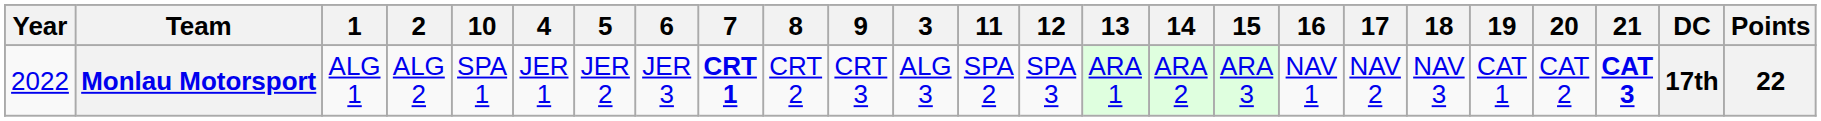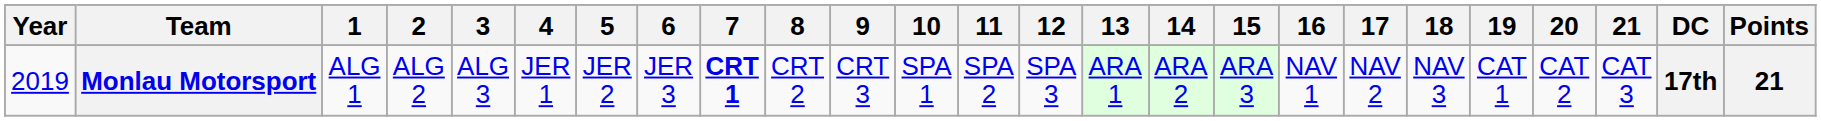columns swapped: (926, 25) <-> (482, 25)
(40, 80) 2022 -> (40, 80) 2019
(1627, 80) bold -> (1627, 80) normal
(1771, 80) 22 -> (1769, 80) 21
